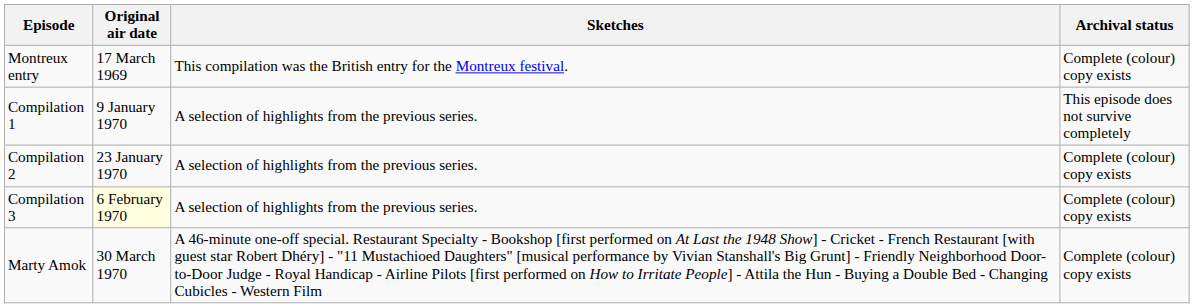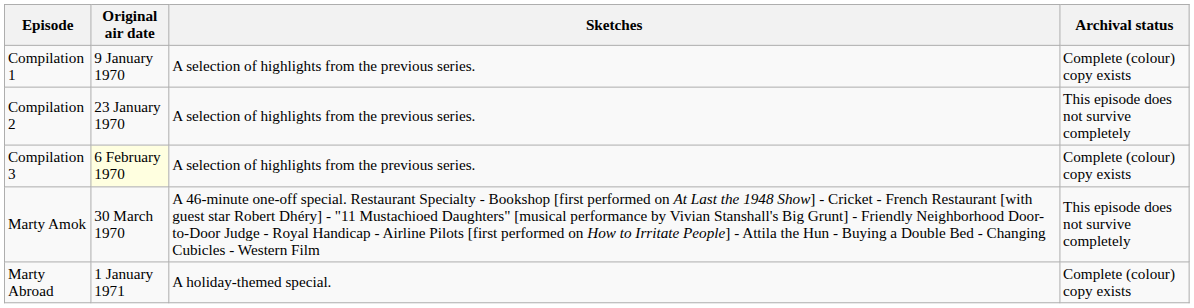- row: (38, 66)
(1118, 116) This episode does not survive completely -> (1119, 66) Complete (colour) copy exists
(1119, 165) Complete (colour) copy exists -> (1118, 116) This episode does not survive completely
(1119, 265) Complete (colour) copy exists -> (1118, 224) This episode does not survive completely
+ row: (31, 282)
